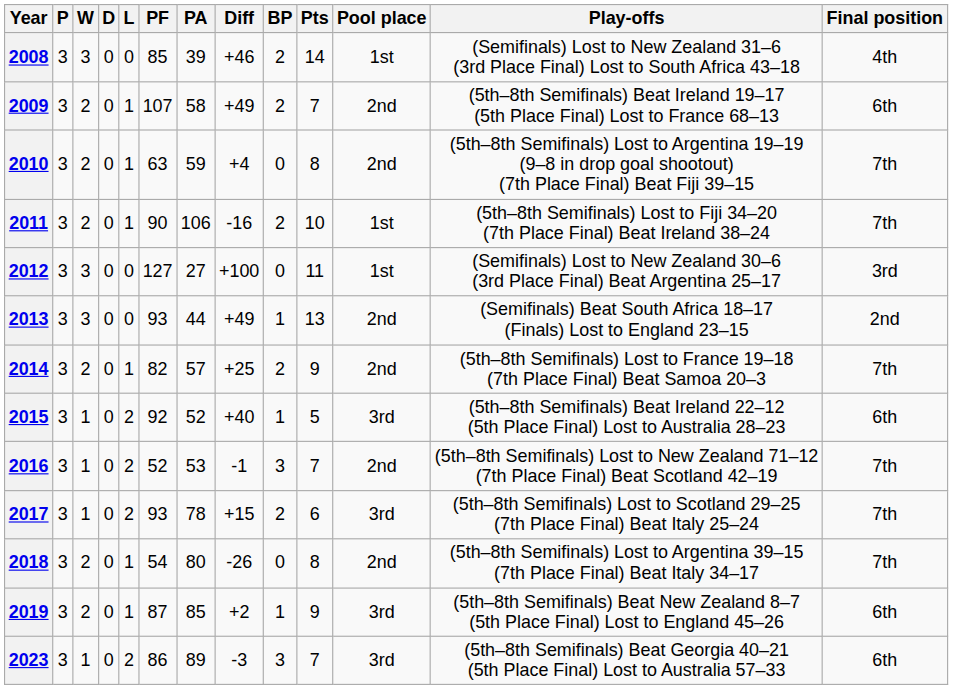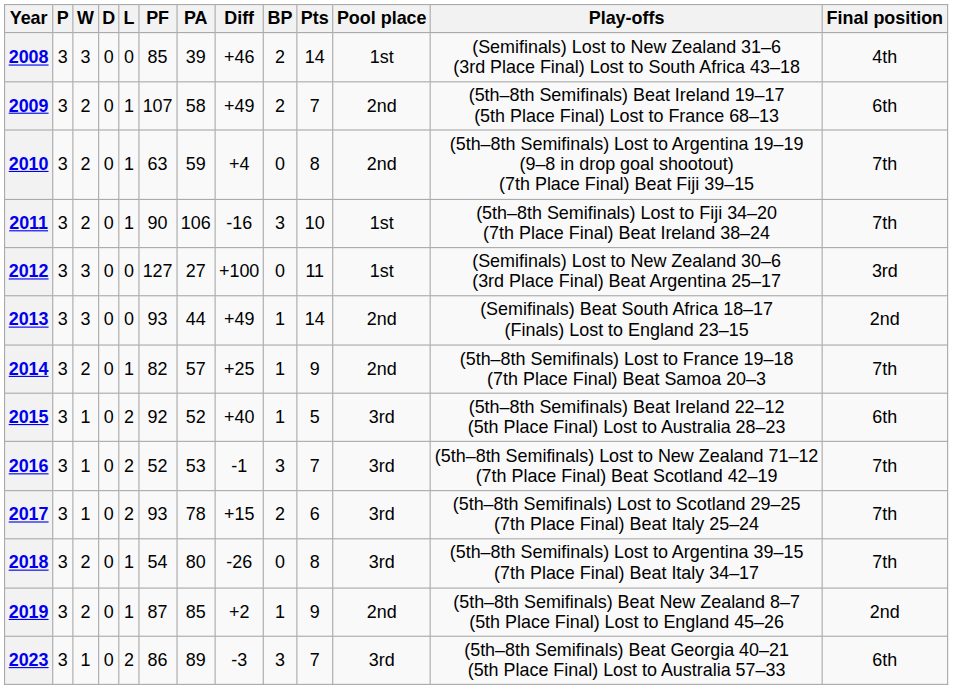(280, 223) 2 -> (280, 223) 3
(315, 320) 13 -> (315, 320) 14
(280, 368) 2 -> (280, 368) 1
(382, 466) 2nd -> (382, 466) 3rd
(382, 563) 2nd -> (382, 563) 3rd
(382, 611) 3rd -> (382, 611) 2nd
(885, 611) 6th -> (885, 611) 2nd
